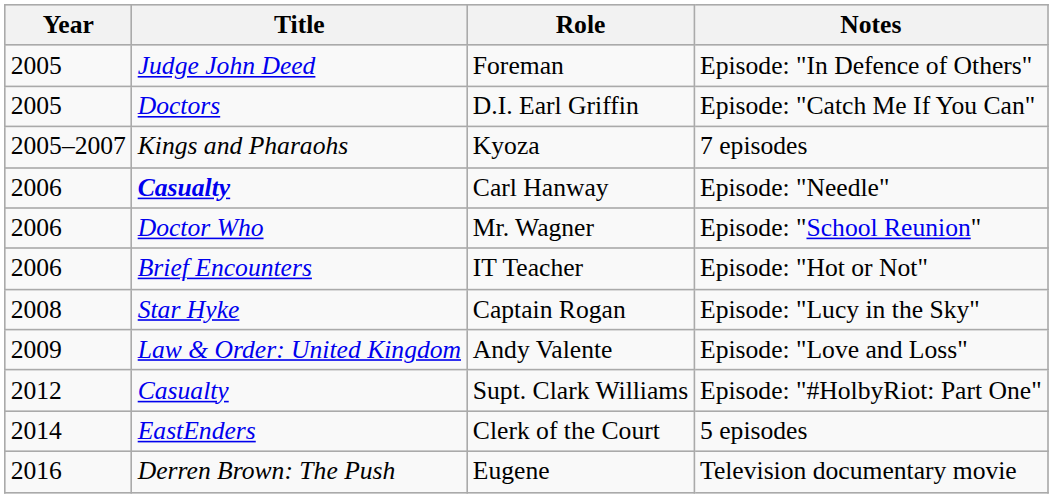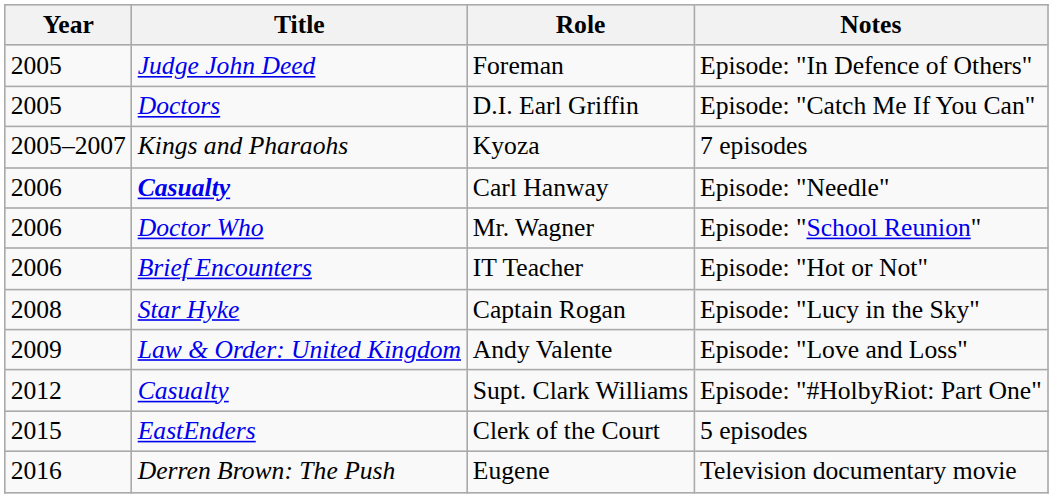(36, 430) 2014 -> (36, 430) 2015
